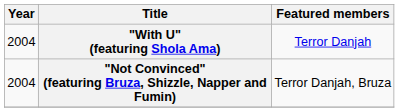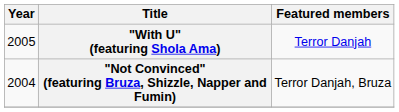(21, 41) 2004 -> (21, 41) 2005
